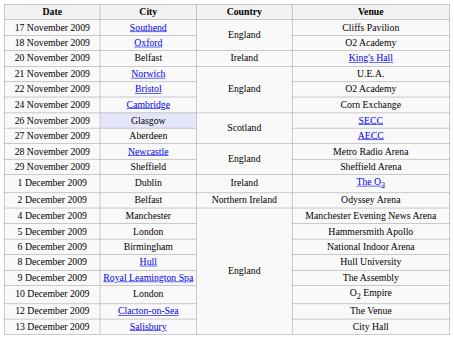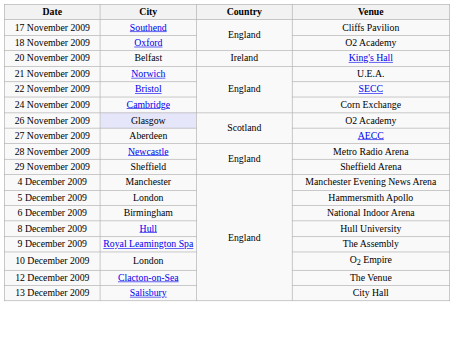(371, 89) O2 Academy -> (371, 89) SECC
(371, 120) SECC -> (371, 120) O2 Academy
- row: (52, 183)
- row: (52, 200)
